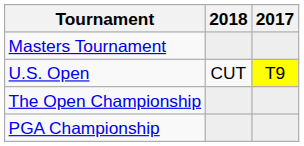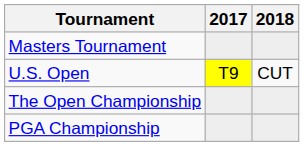columns swapped: (275, 18) <-> (228, 18)
